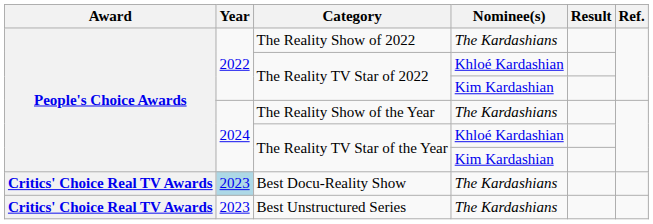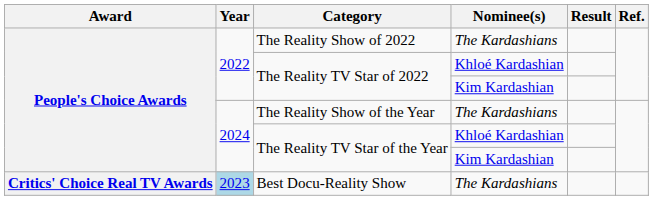- row: (331, 207)
